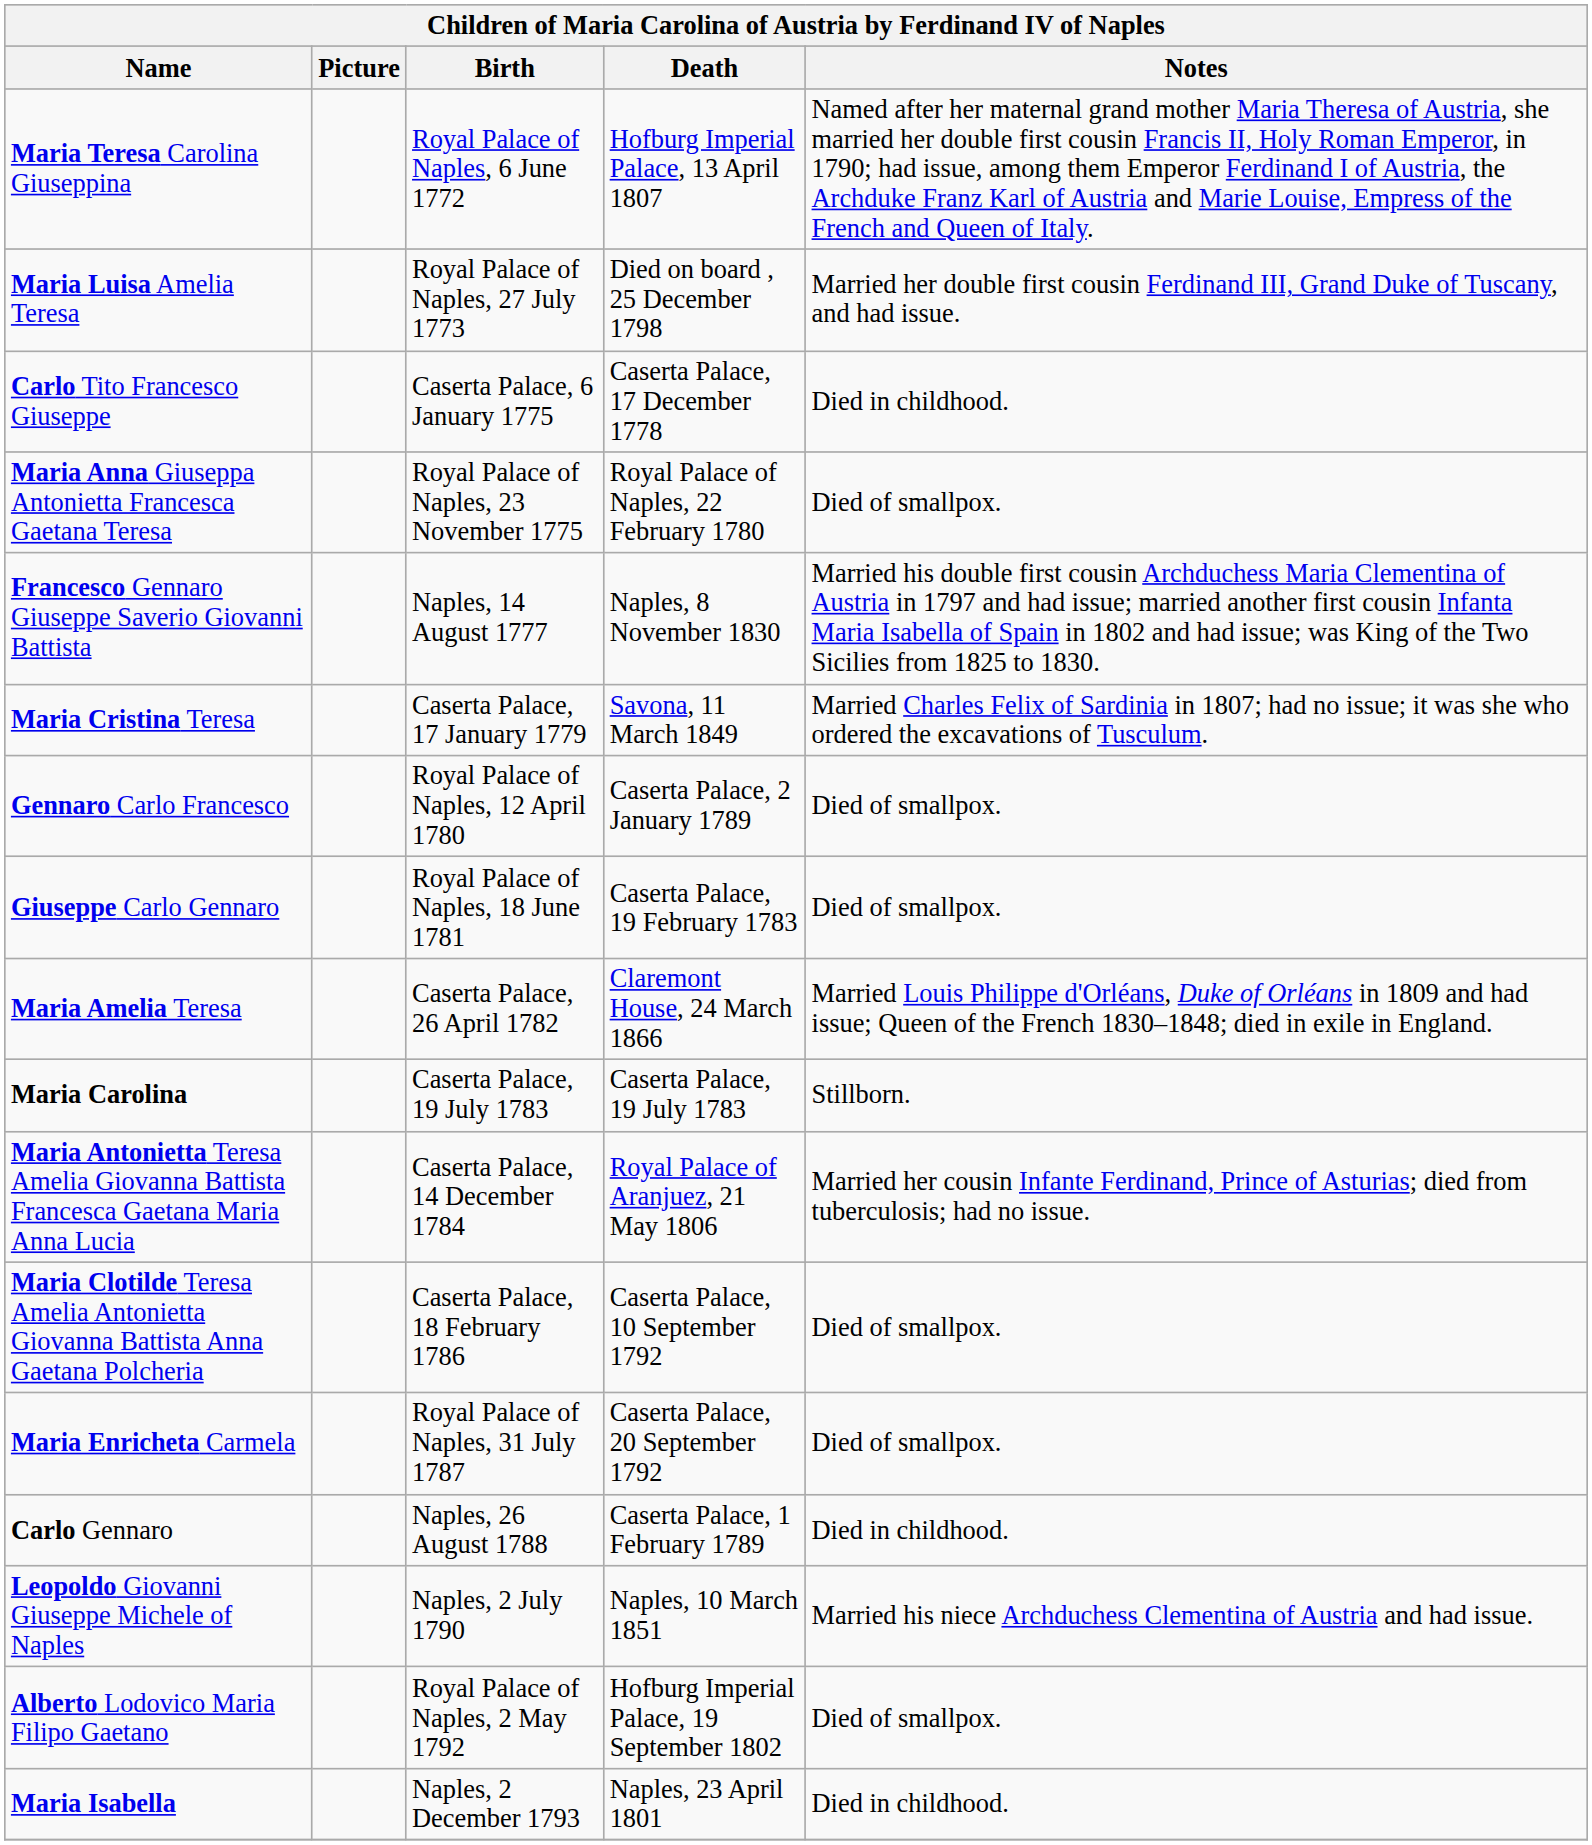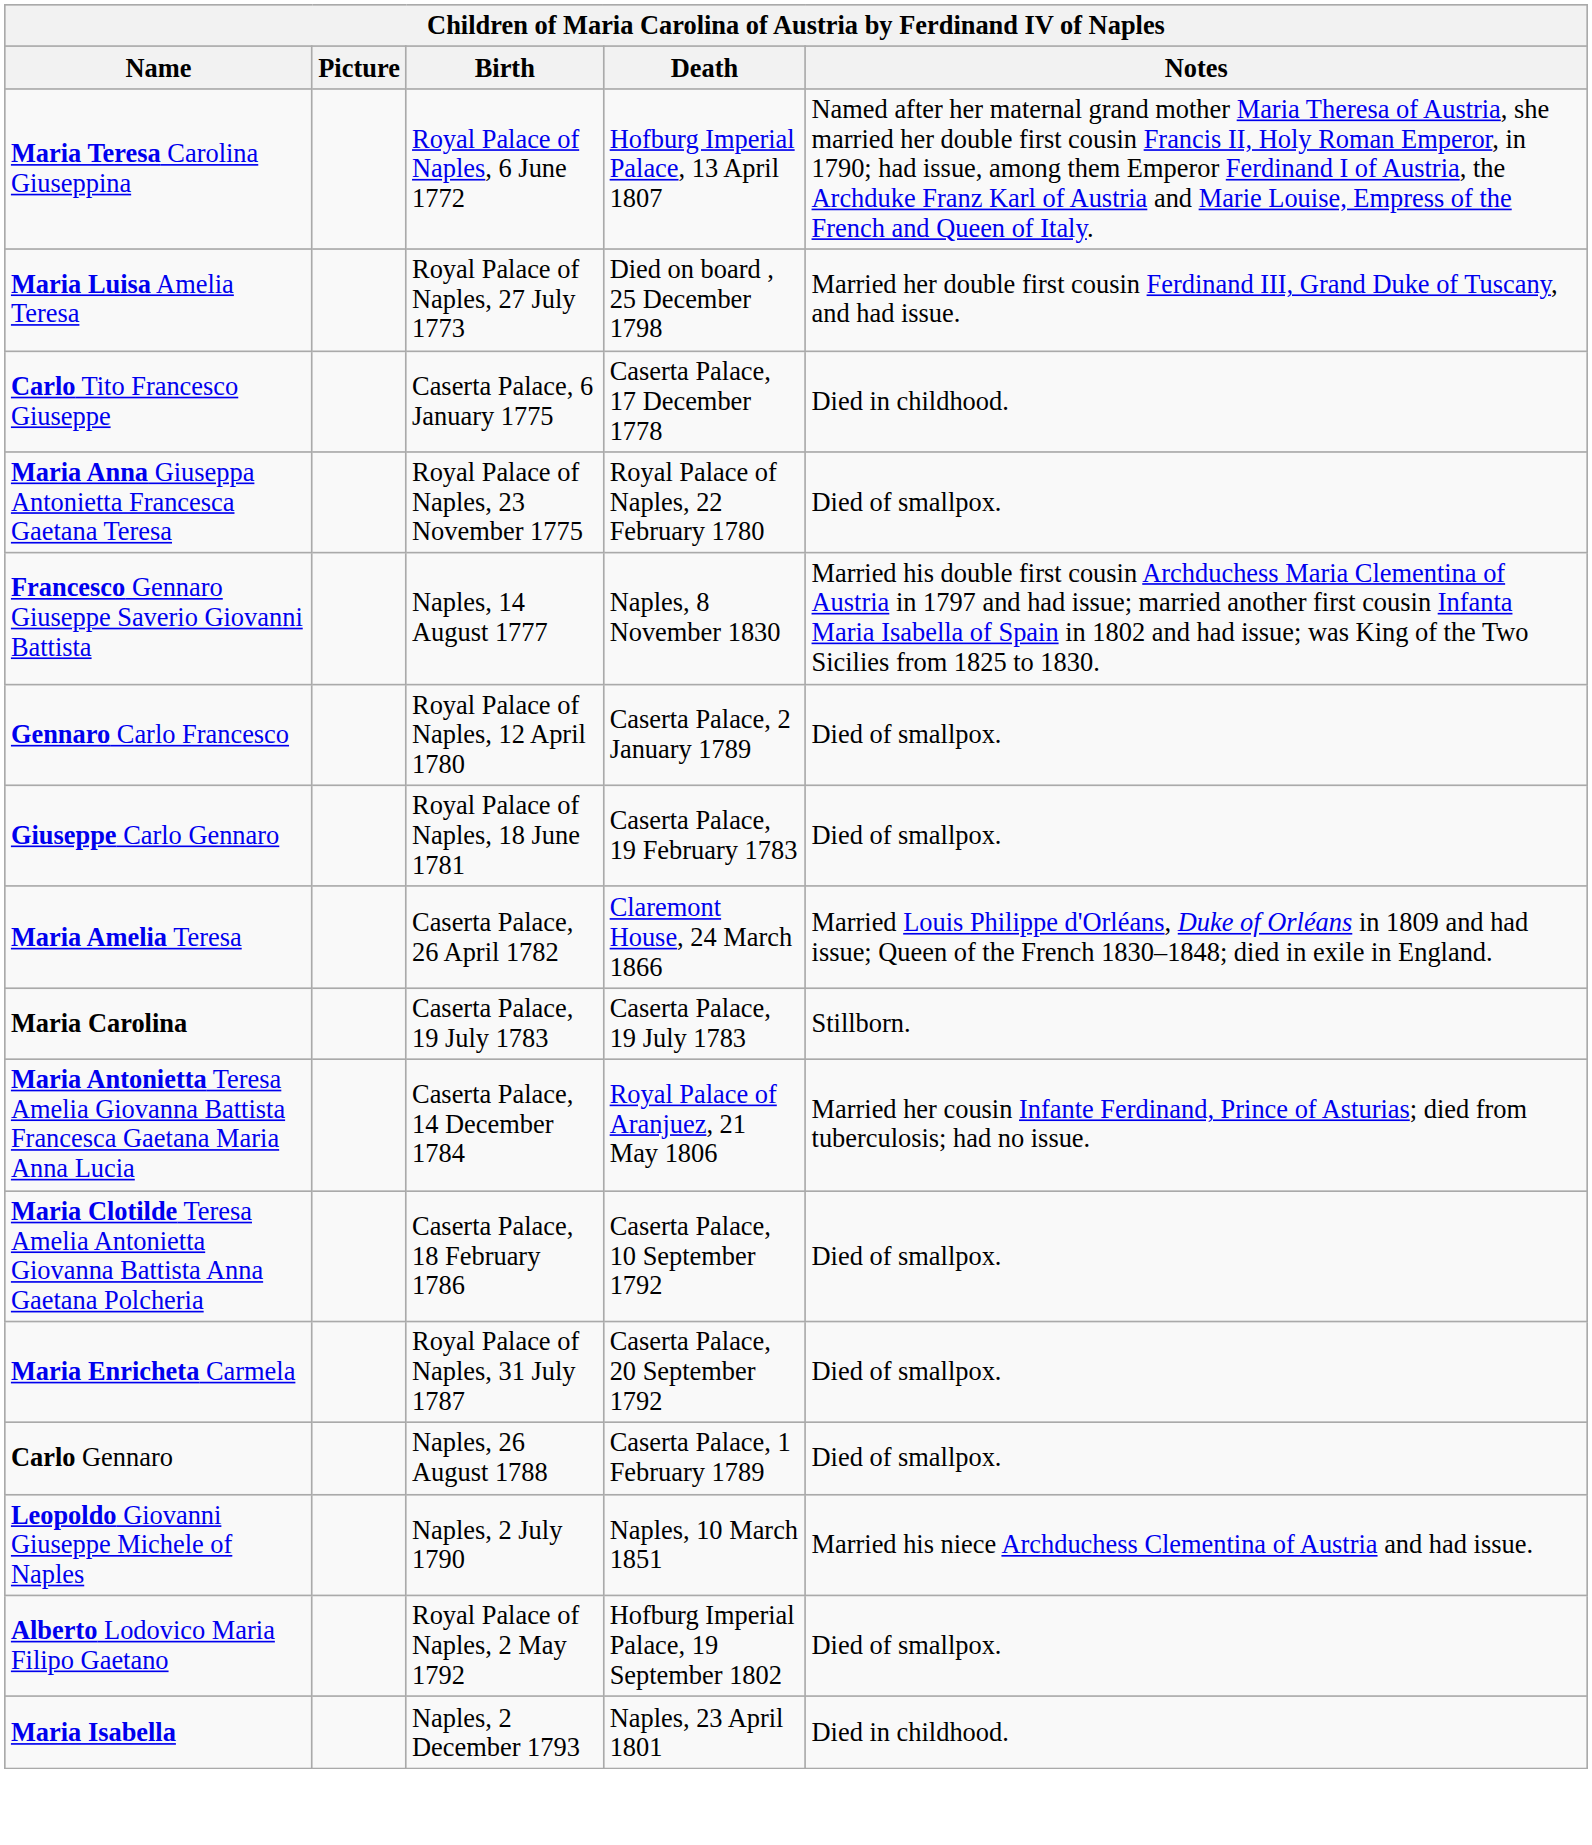- row: (133, 719)
(910, 1529) Died in childhood. -> (906, 1458) Died of smallpox.
